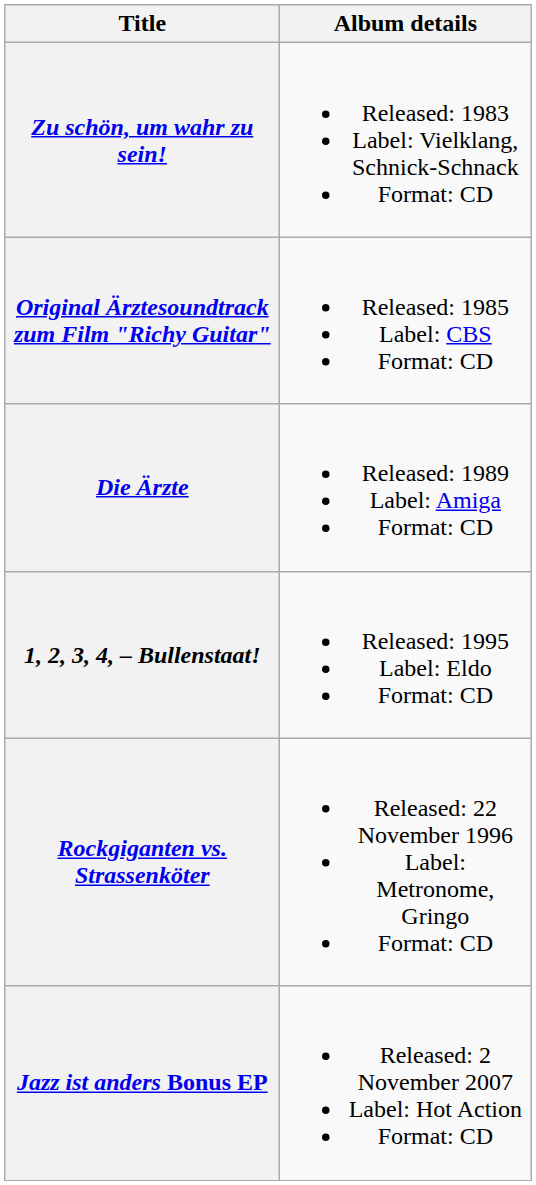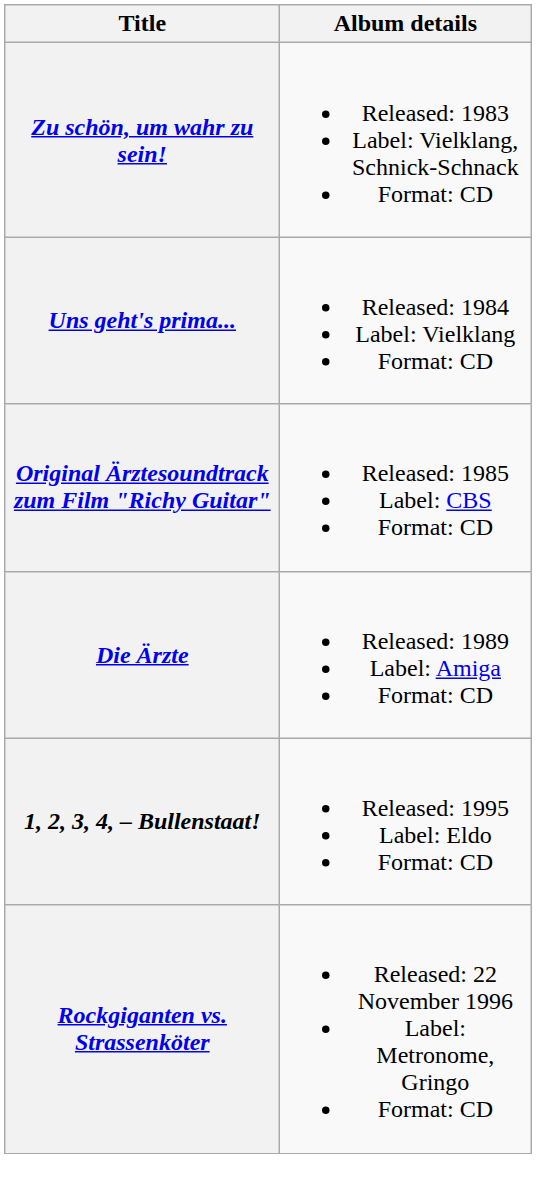+ row: (142, 320)
- row: (142, 1082)
